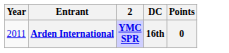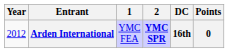+ column: (129, 12)
(16, 33) 2011 -> (16, 33) 2012
